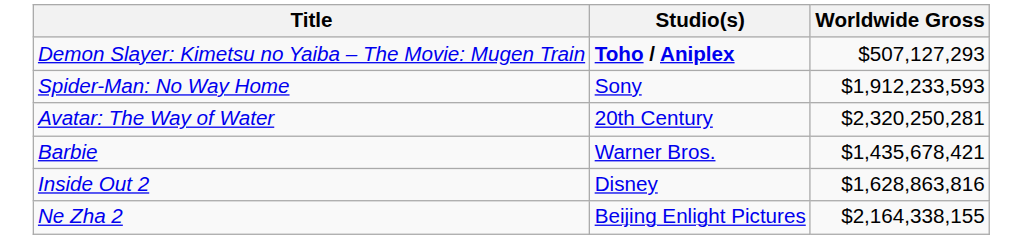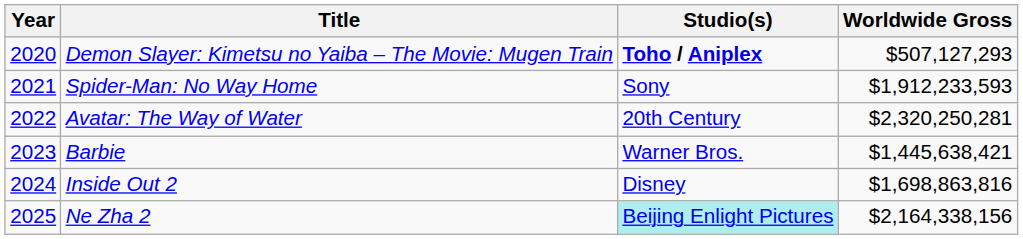+ column: (33, 20)
(913, 151) $1,435,678,421 -> (941, 151) $1,445,638,421
(913, 184) $1,628,863,816 -> (941, 184) $1,698,863,816
(700, 217) no background -> (728, 217) paleturquoise background
(913, 217) $2,164,338,155 -> (941, 217) $2,164,338,156
